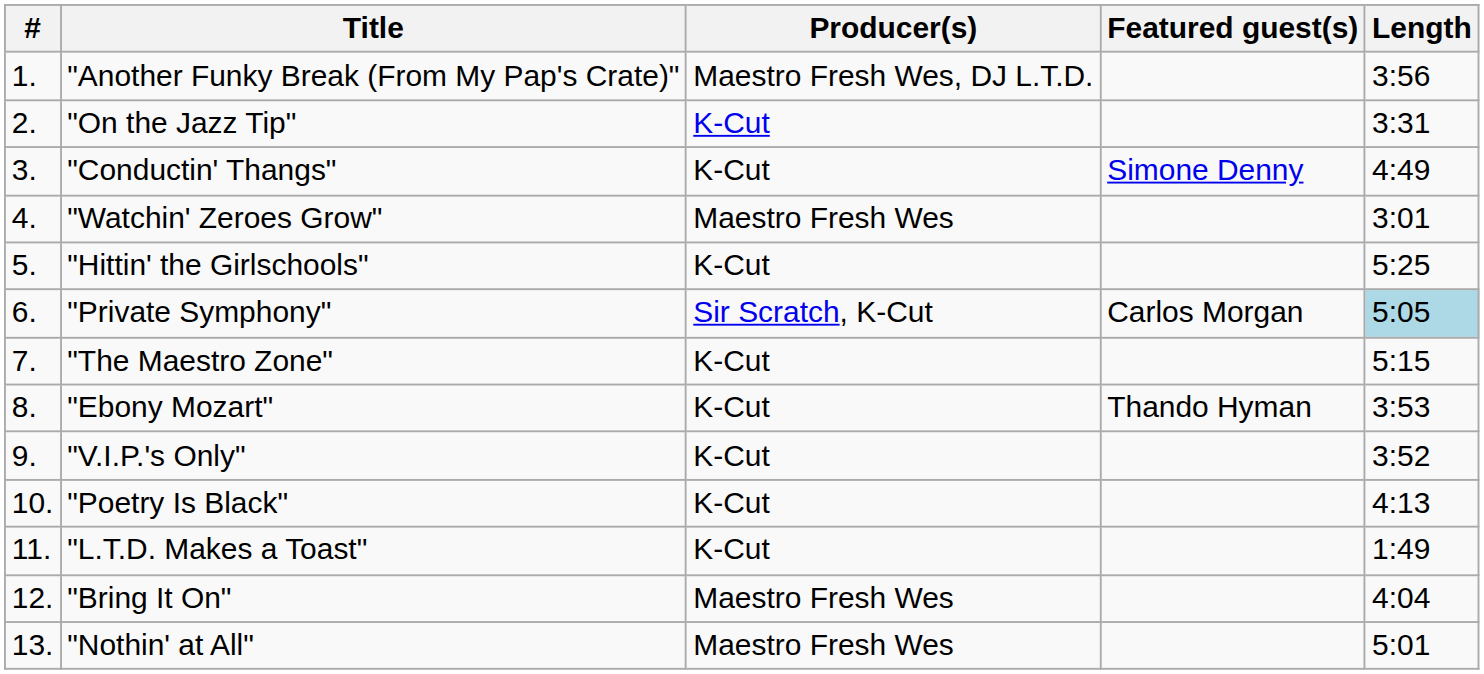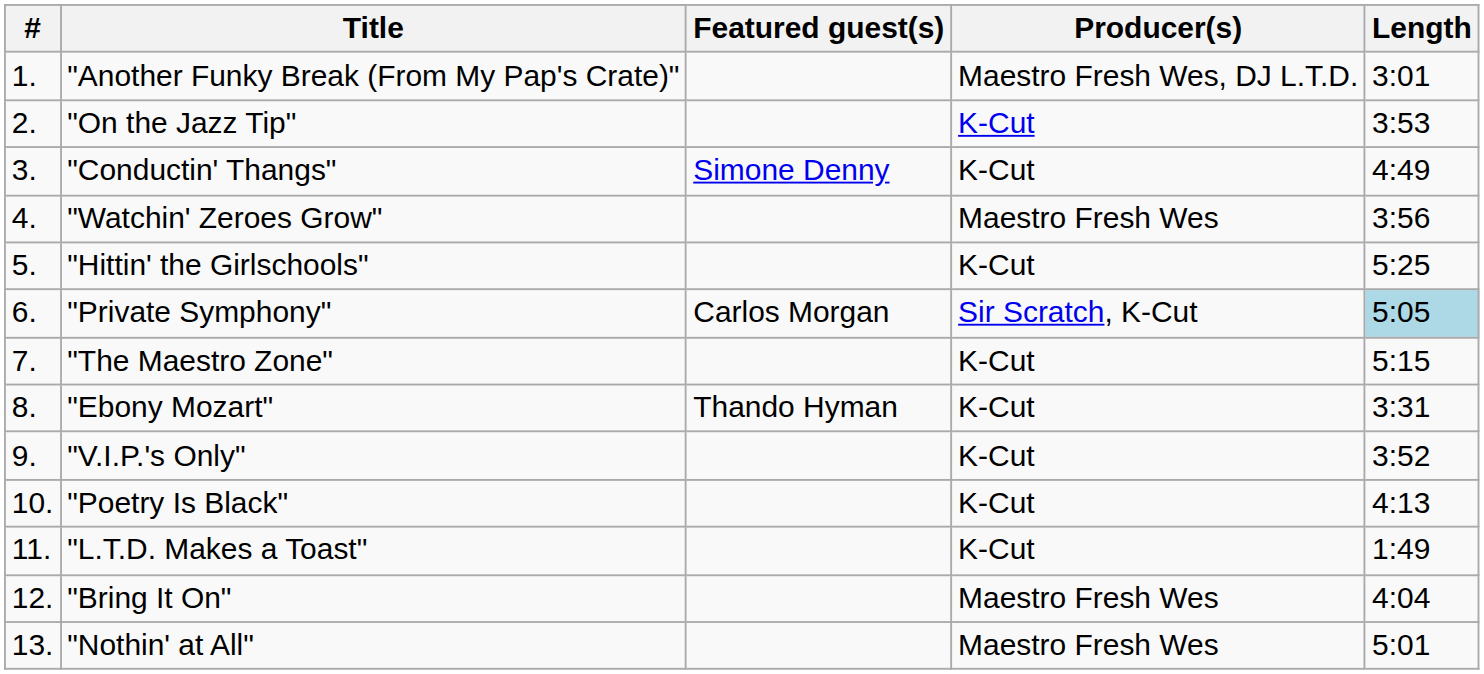columns swapped: (893, 28) <-> (1233, 28)
(1401, 75) 3:56 -> (1401, 75) 3:01
(1401, 123) 3:31 -> (1401, 123) 3:53
(1401, 218) 3:01 -> (1401, 218) 3:56
(1401, 407) 3:53 -> (1401, 407) 3:31
